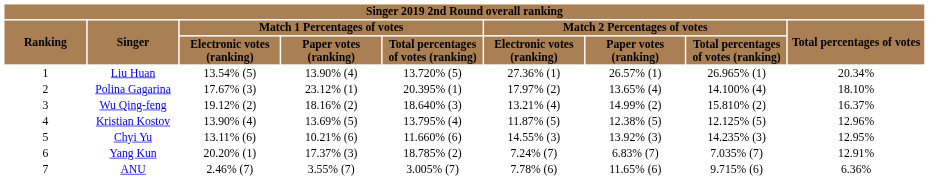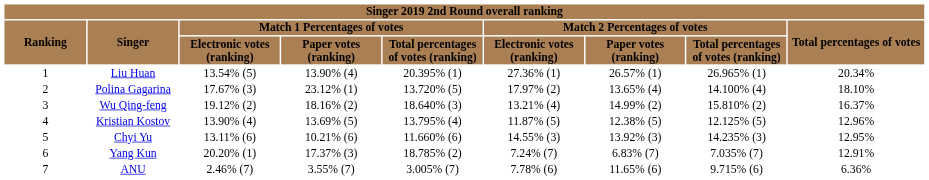(433, 73) 13.720% (5) -> (433, 73) 20.395% (1)
(433, 89) 20.395% (1) -> (433, 89) 13.720% (5)
